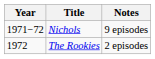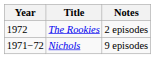rows swapped: (64, 29) <-> (74, 45)
